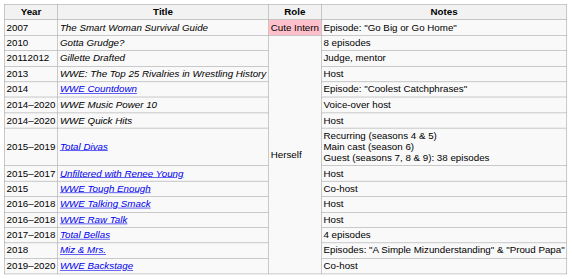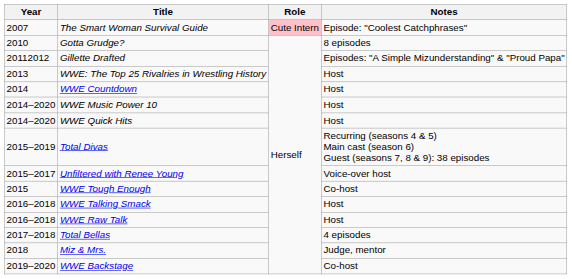(390, 27) Episode: "Go Big or Go Home" -> (395, 27) Episode: "Coolest Catchphrases"
(355, 58) Judge, mentor -> (444, 58) Episodes: "A Simple Mizunderstanding" & "Proud Papa"
(395, 89) Episode: "Coolest Catchphrases" -> (334, 89) Host
(357, 105) Voice-over host -> (334, 105) Host
(334, 173) Host -> (357, 173) Voice-over host
(444, 250) Episodes: "A Simple Mizunderstanding" & "Proud Papa" -> (355, 250) Judge, mentor
